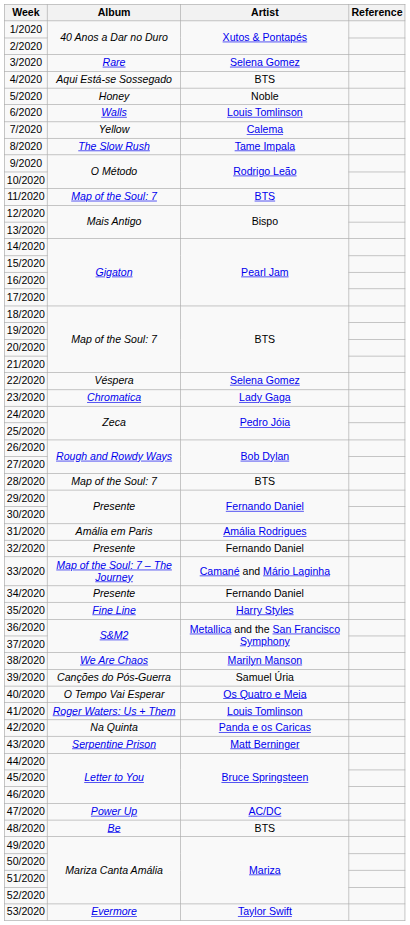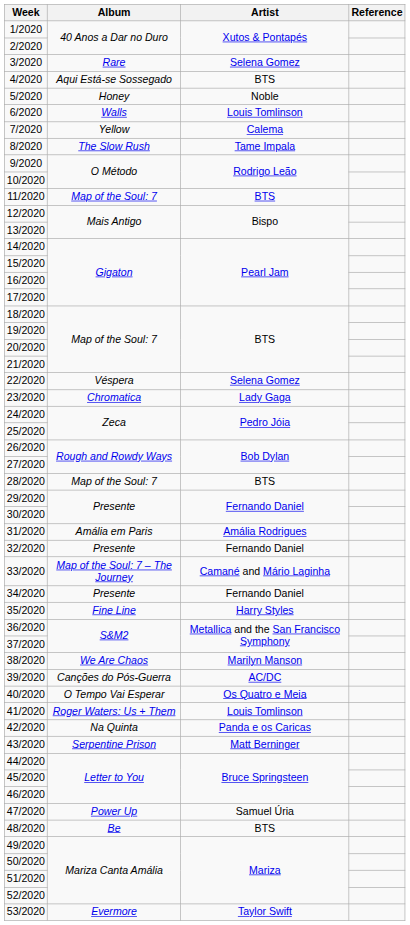(265, 677) Samuel Úria -> (265, 677) AC/DC
(265, 811) AC/DC -> (265, 811) Samuel Úria
